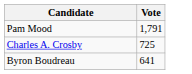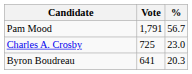+ column: (176, 12)
